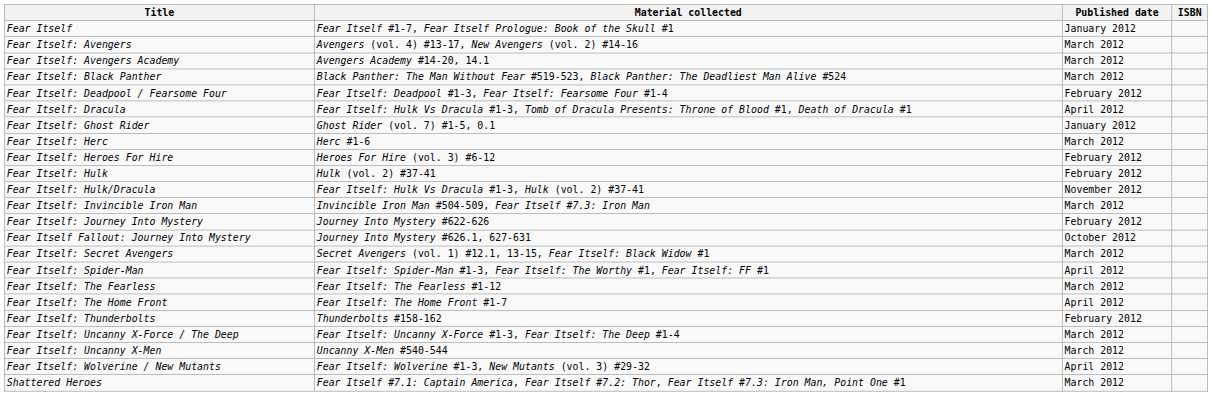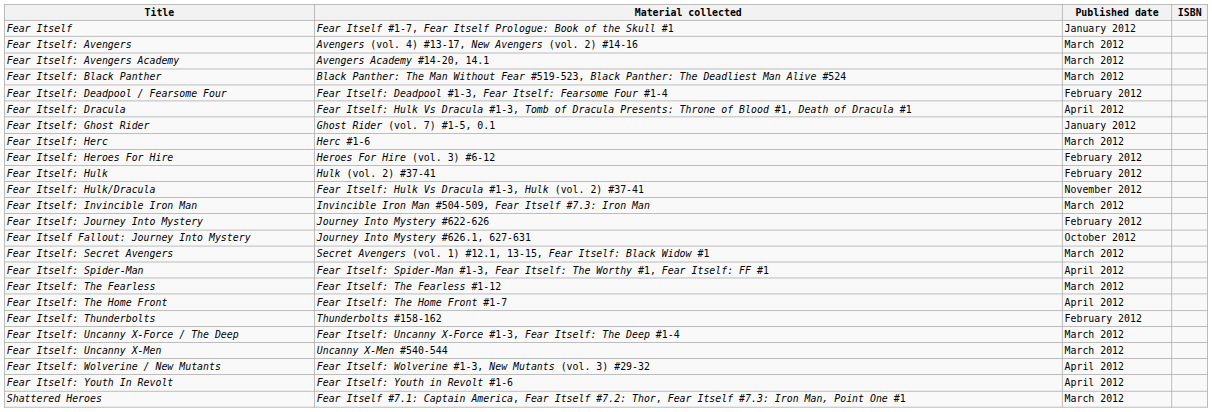+ row: (90, 383)
